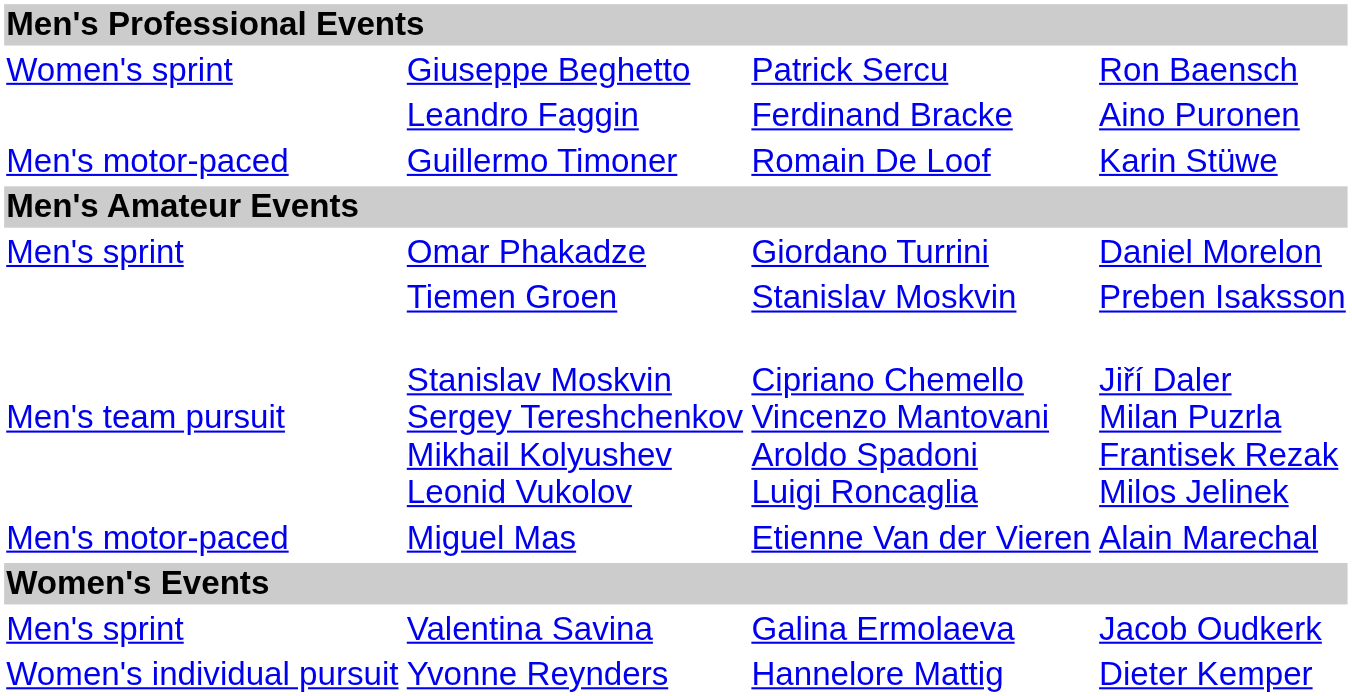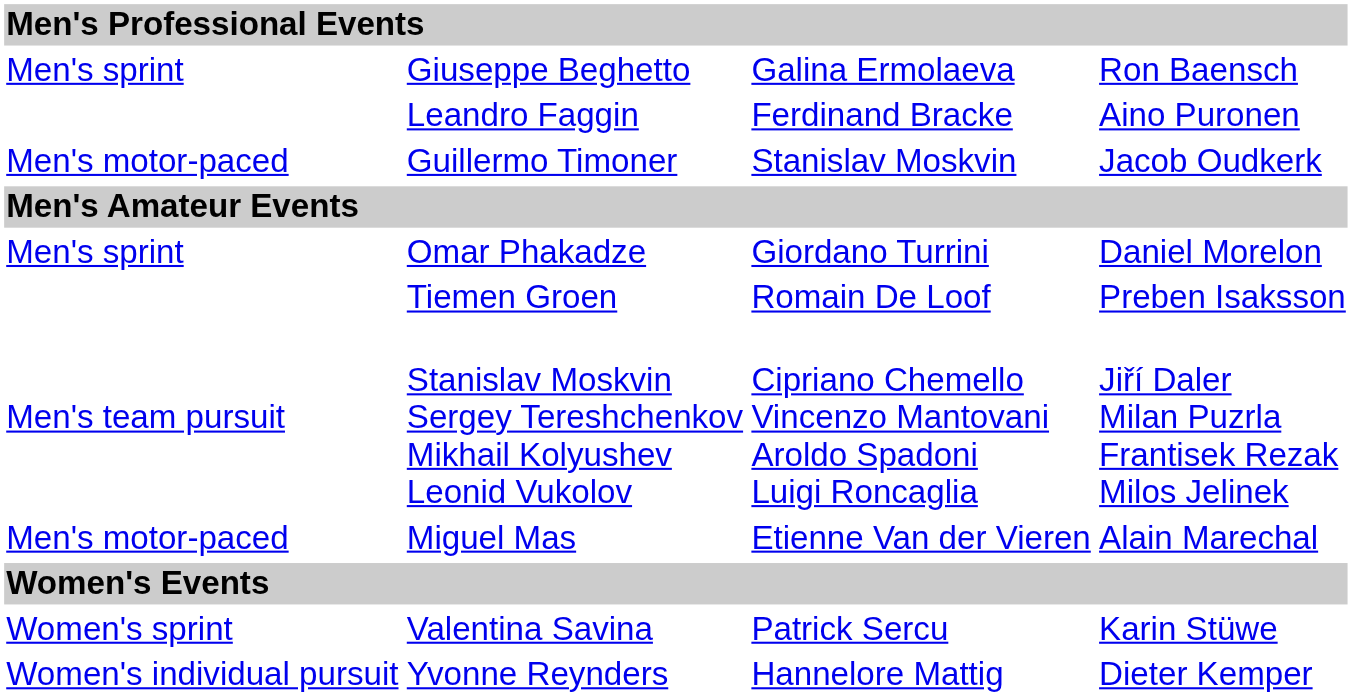(120, 69) Women's sprint -> (95, 69) Men's sprint
(850, 69) Patrick Sercu -> (883, 69) Galina Ermolaeva
(871, 160) Romain De Loof -> (884, 160) Stanislav Moskvin
(1188, 160) Karin Stüwe -> (1210, 160) Jacob Oudkerk
(884, 297) Stanislav Moskvin -> (871, 297) Romain De Loof
(95, 628) Men's sprint -> (120, 628) Women's sprint
(883, 628) Galina Ermolaeva -> (850, 628) Patrick Sercu
(1210, 628) Jacob Oudkerk -> (1188, 628) Karin Stüwe
